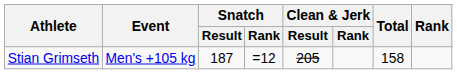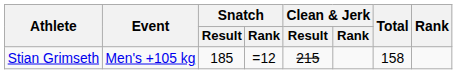(222, 58) 187 -> (222, 58) 185
(308, 58) 205 -> (308, 58) 215
